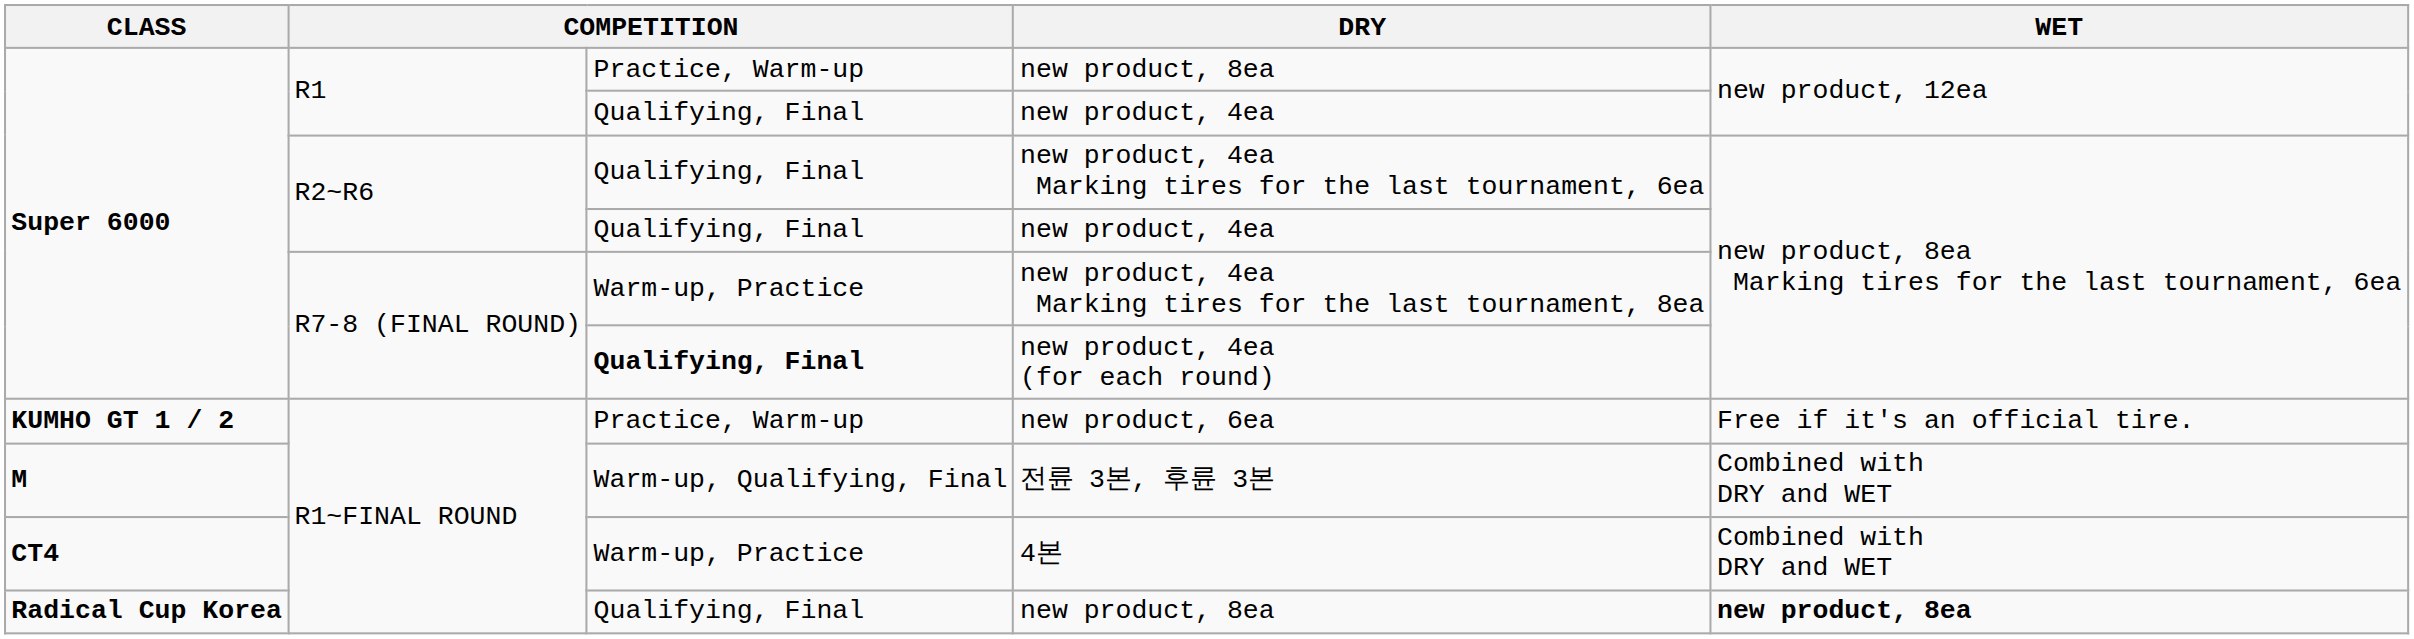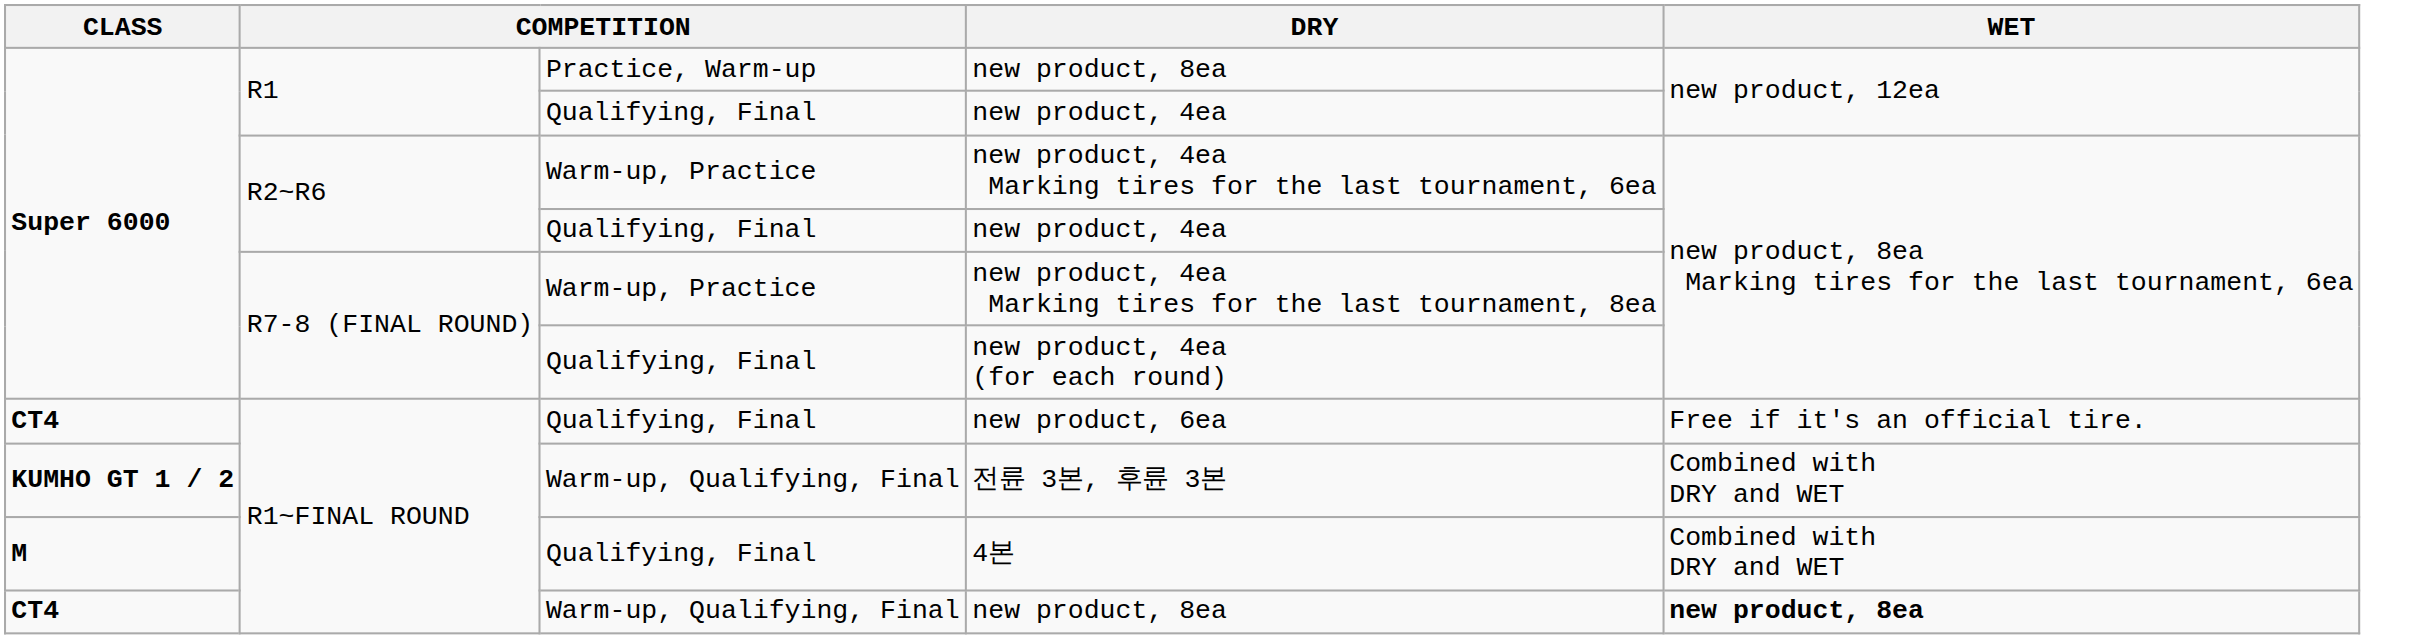(729, 172) Qualifying, Final -> (681, 172) Warm-up, Practice
(729, 362) bold -> (681, 362) normal
(123, 421) KUMHO GT 1 / 2 -> (35, 421) CT4
(729, 421) Practice, Warm-up -> (681, 421) Qualifying, Final
(19, 480) M -> (123, 480) KUMHO GT 1 / 2
(35, 553) CT4 -> (19, 553) M
(729, 553) Warm-up, Practice -> (681, 553) Qualifying, Final
(147, 612) Radical Cup Korea -> (35, 612) CT4
(729, 612) Qualifying, Final -> (753, 612) Warm-up, Qualifying, Final
